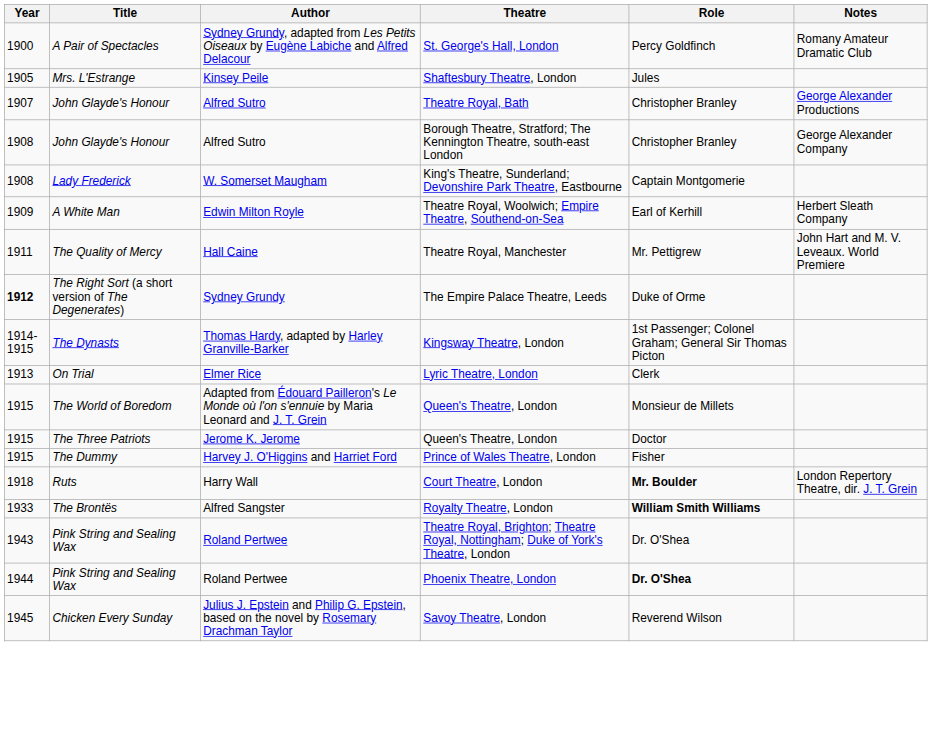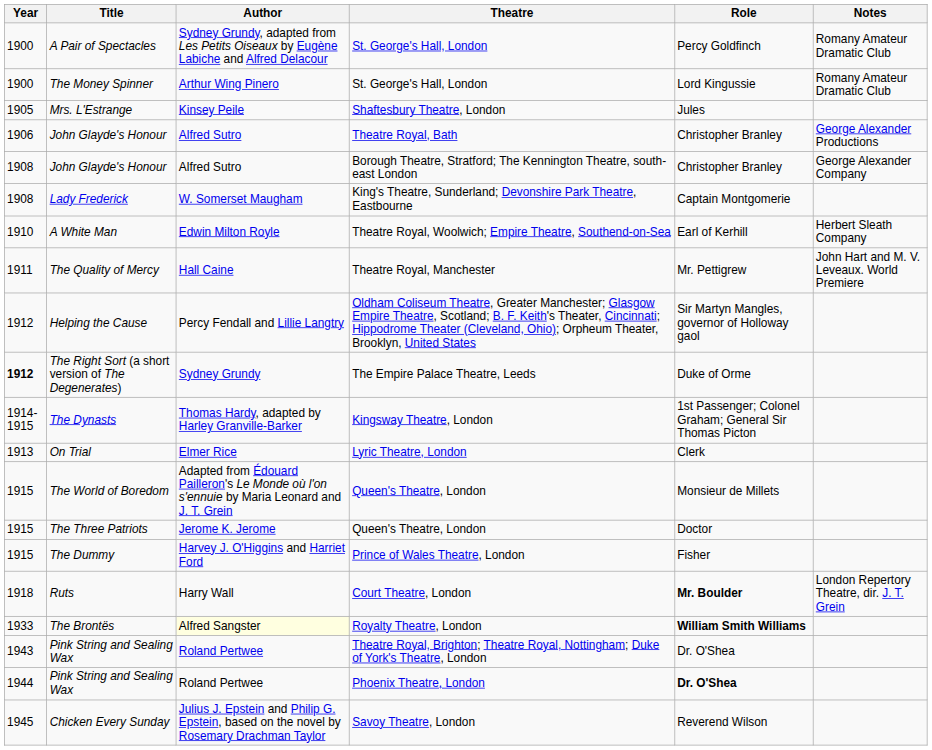+ row: (101, 84)
(20, 103) 1907 -> (20, 135) 1906
(20, 213) 1909 -> (20, 231) 1910
+ row: (98, 322)
(244, 508) no background -> (220, 626) lightyellow background
